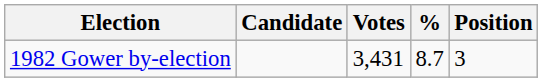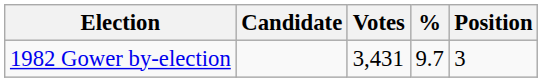(430, 58) 8.7 -> (430, 58) 9.7
